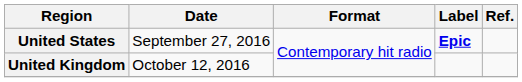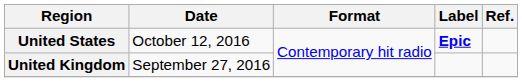(201, 40) September 27, 2016 -> (191, 40) October 12, 2016
(191, 64) October 12, 2016 -> (201, 64) September 27, 2016
